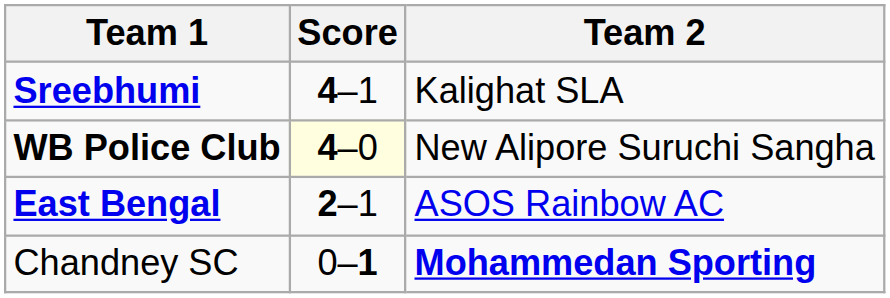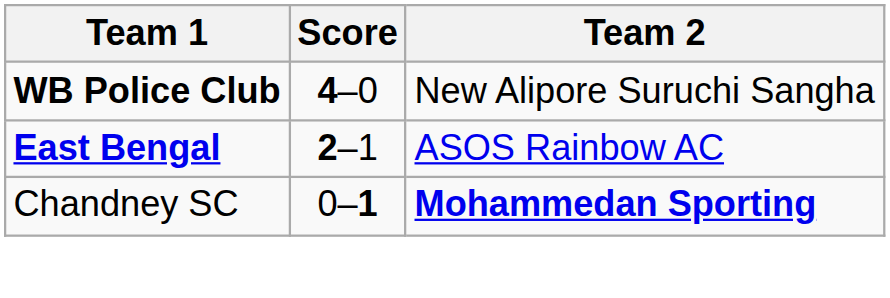- row: (107, 90)
(348, 147) lightyellow background -> (348, 90) no background
